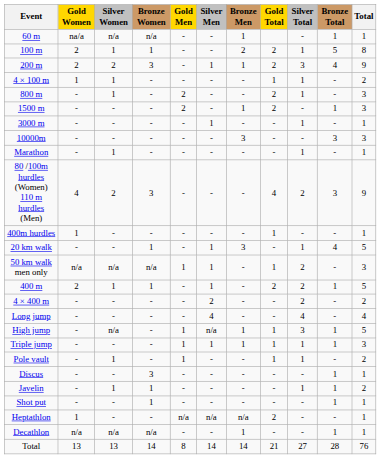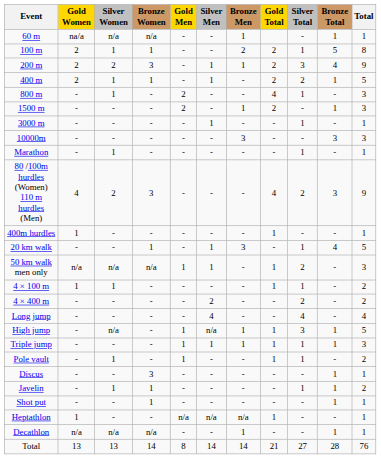rows swapped: (31, 287) <-> (31, 80)
(274, 94) 2 -> (274, 94) 4
(274, 417) 2 -> (274, 417) 1
